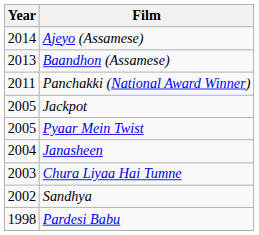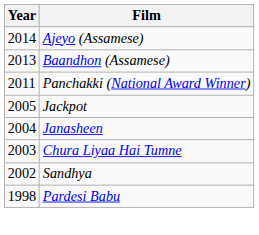- row: (93, 128)
